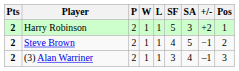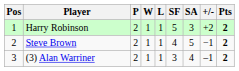columns swapped: (224, 12) <-> (13, 12)
